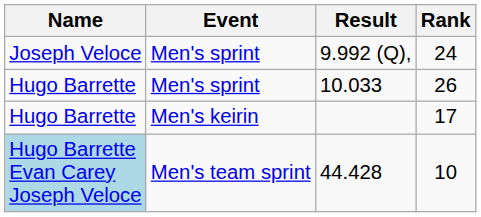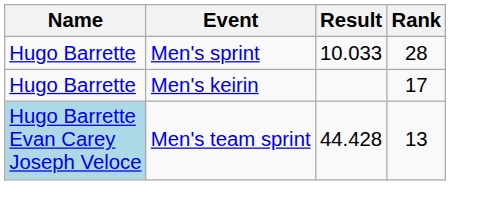- row: (366, 52)
(446, 85) 26 -> (416, 52) 28
(446, 172) 10 -> (416, 140) 13
